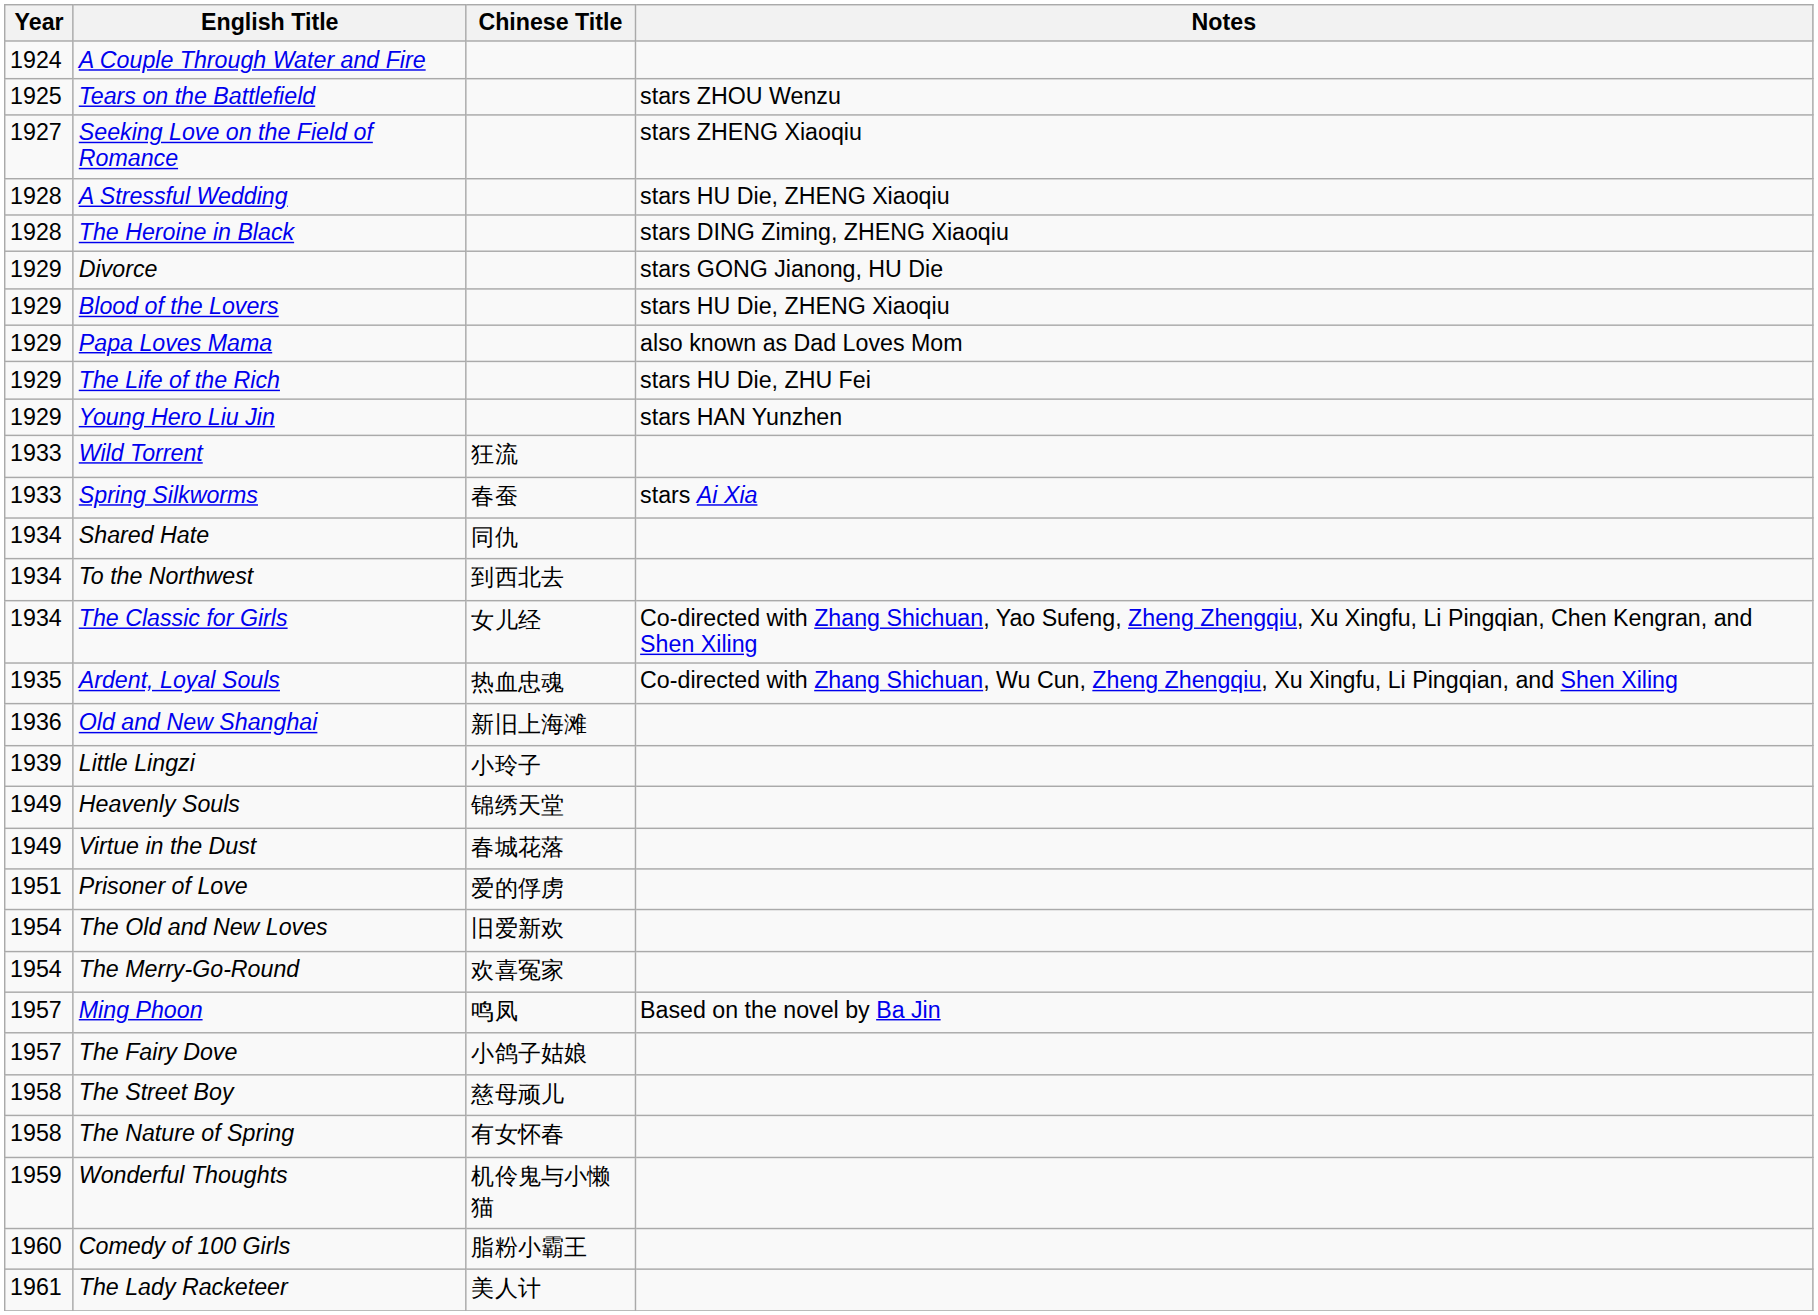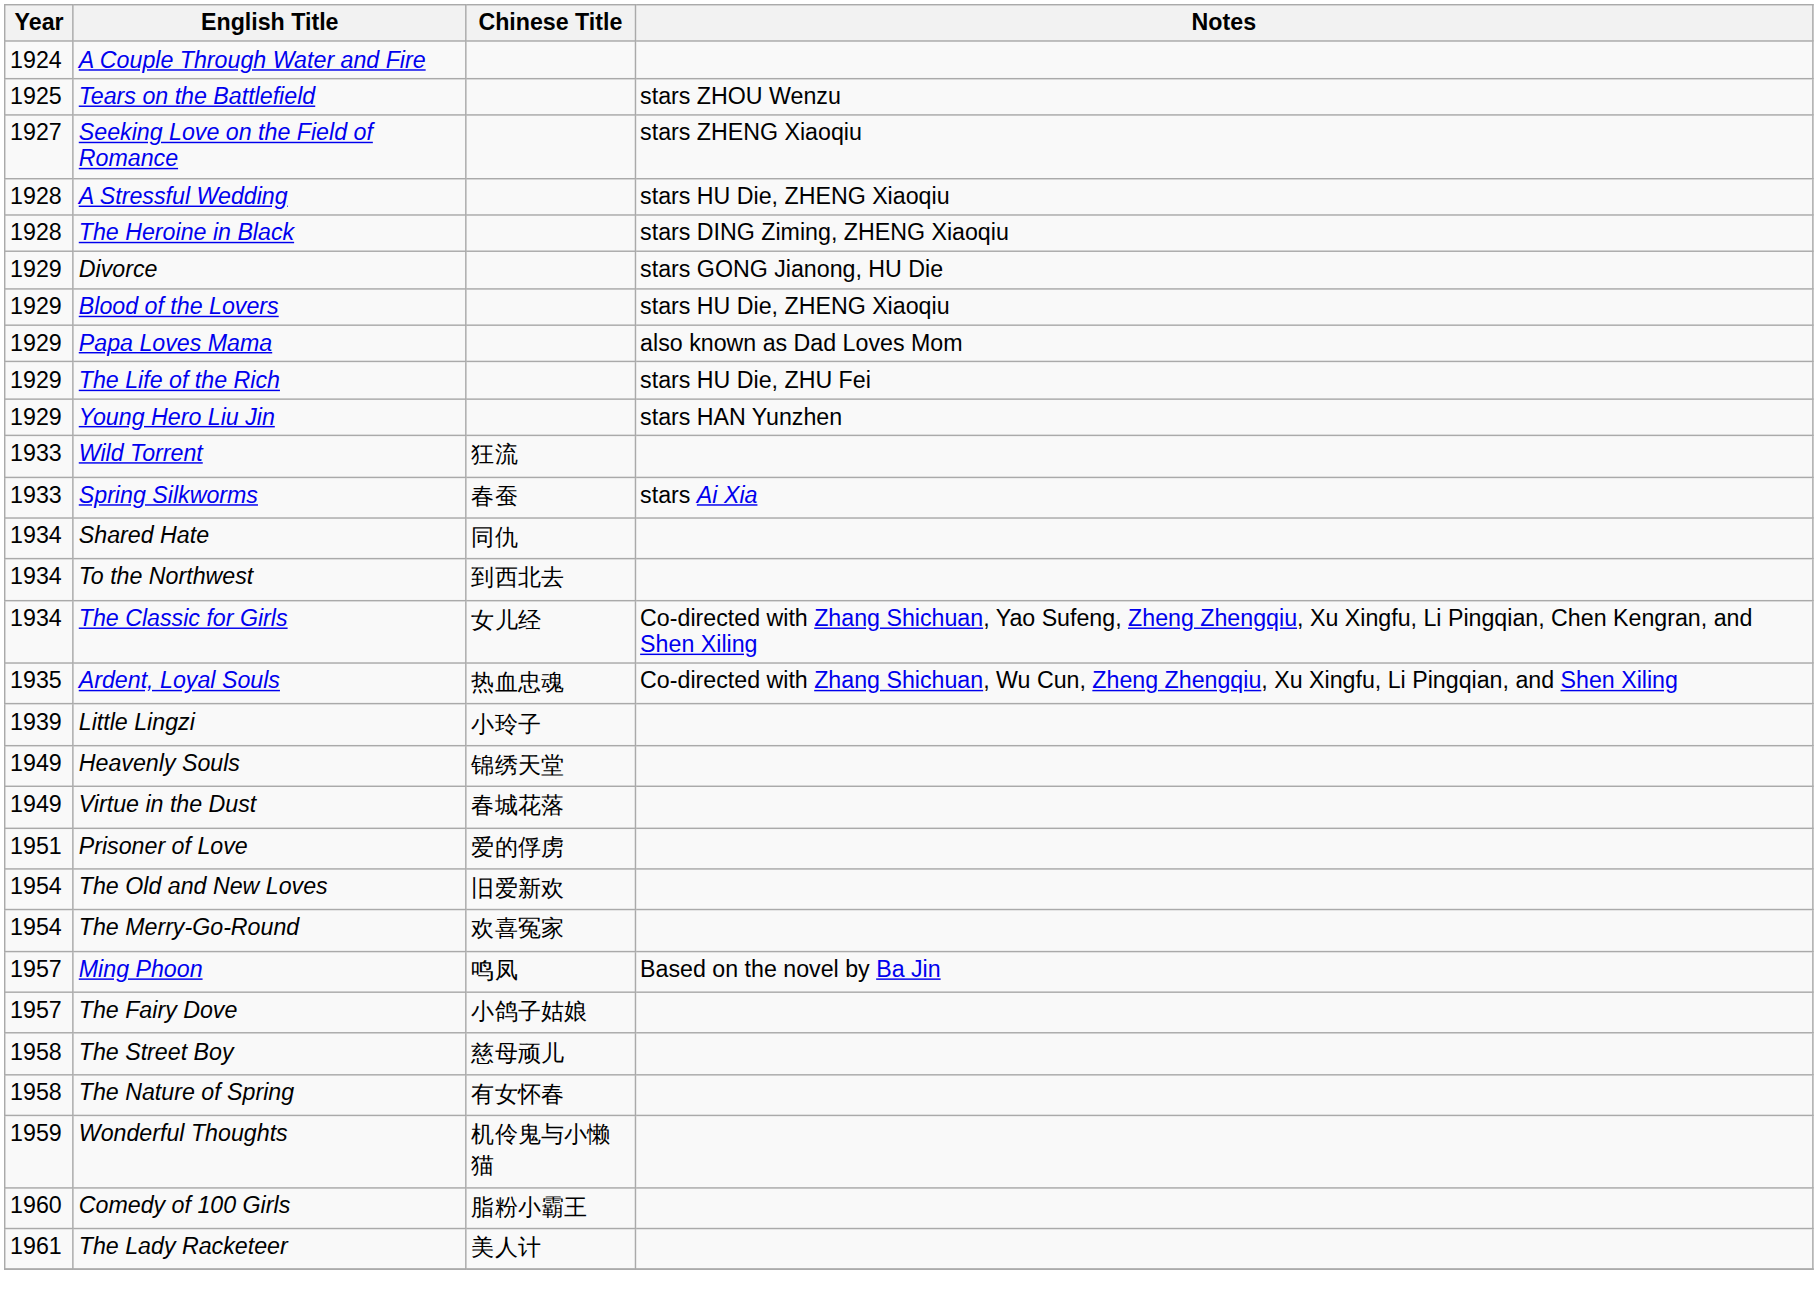- row: (198, 722)
